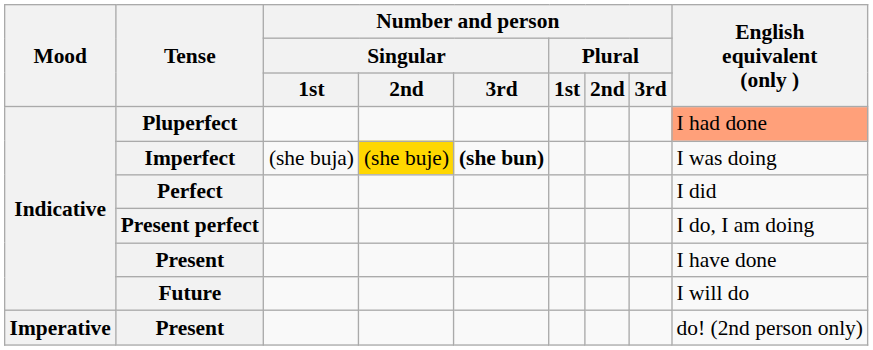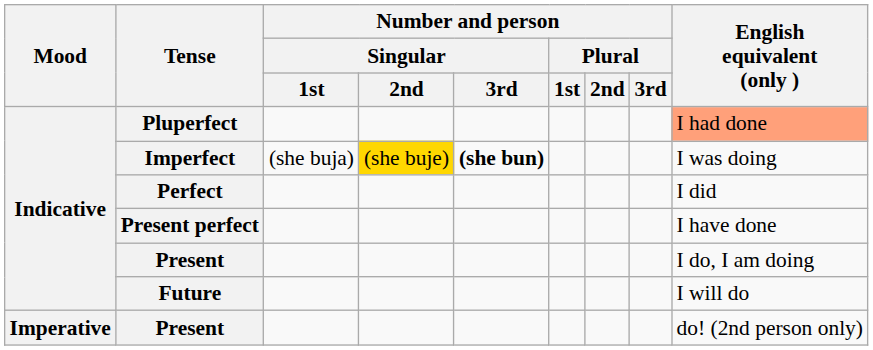(745, 225) I do, I am doing -> (727, 225) I have done
(727, 259) I have done -> (745, 259) I do, I am doing
